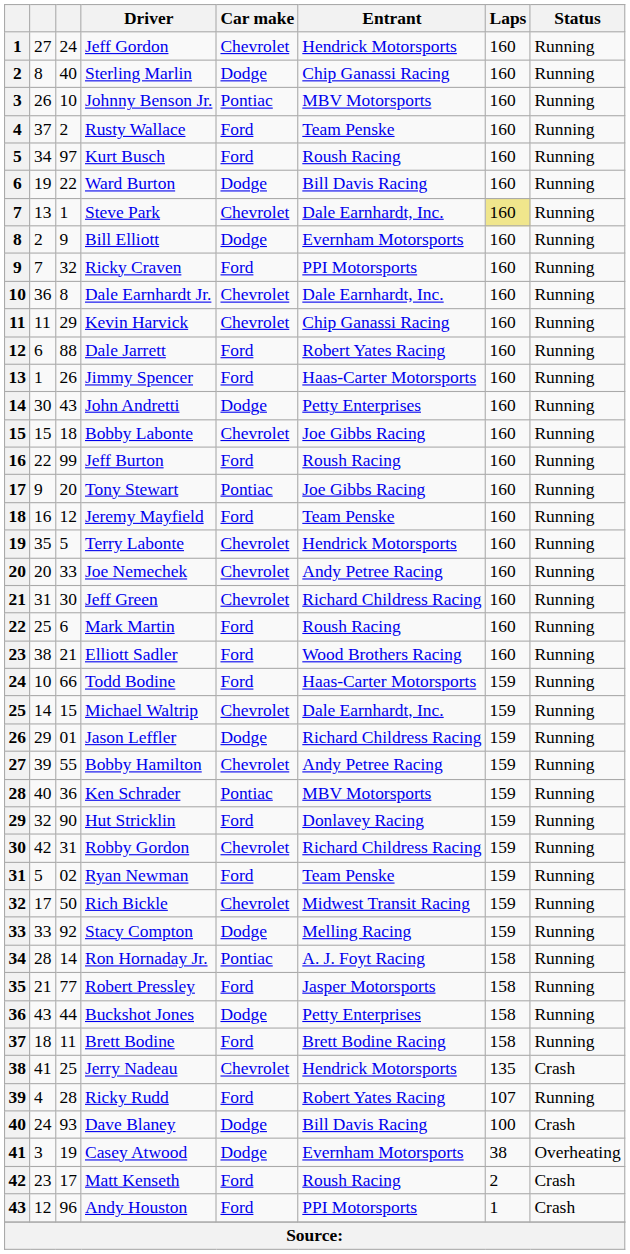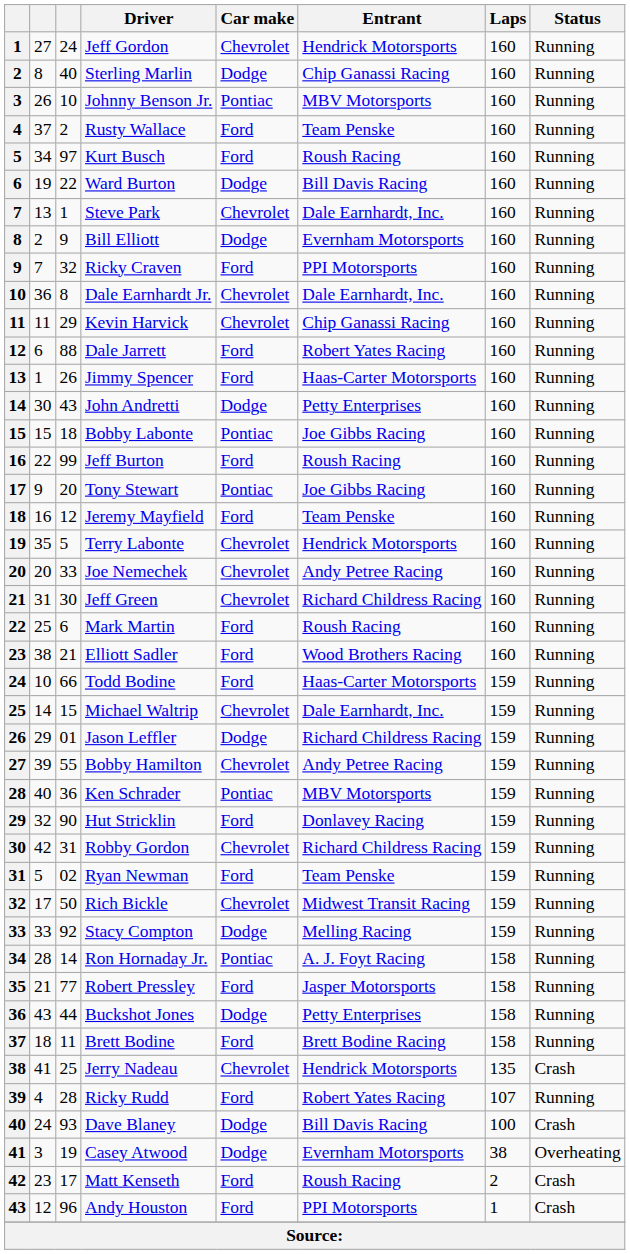(503, 211) khaki background -> (503, 211) no background
(255, 433) Chevrolet -> (247, 433) Pontiac
